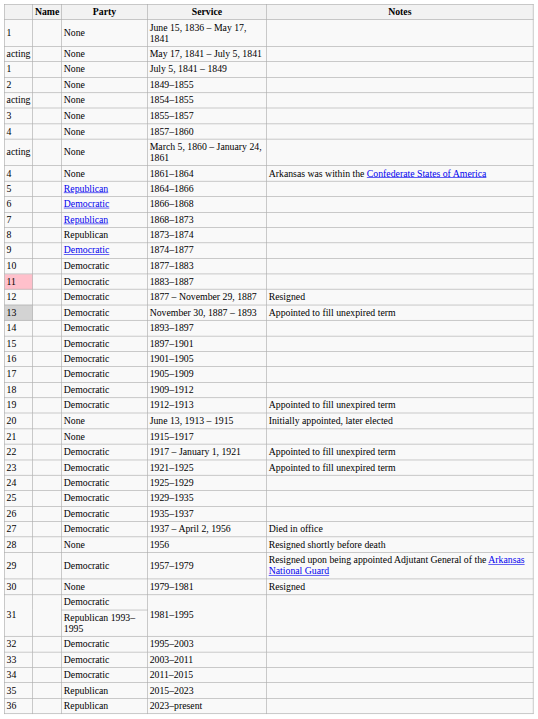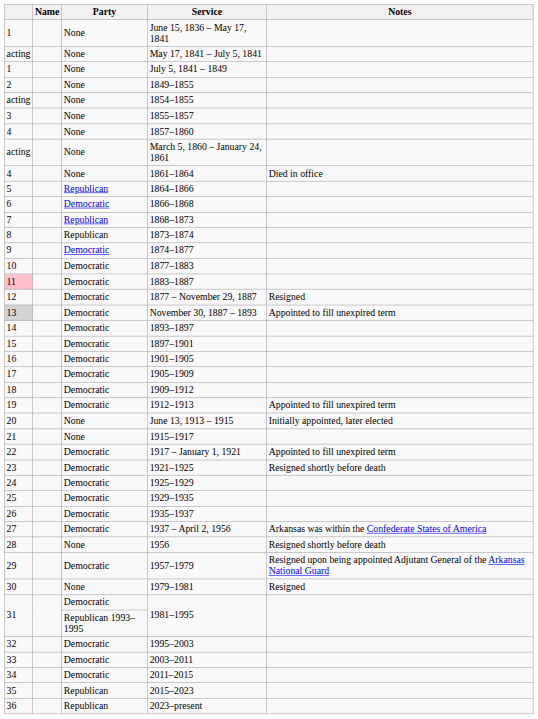(378, 173) Arkansas was within the Confederate States of America -> (296, 173) Died in office
(332, 467) Appointed to fill unexpired term -> (327, 467) Resigned shortly before death
(296, 529) Died in office -> (378, 529) Arkansas was within the Confederate States of America
